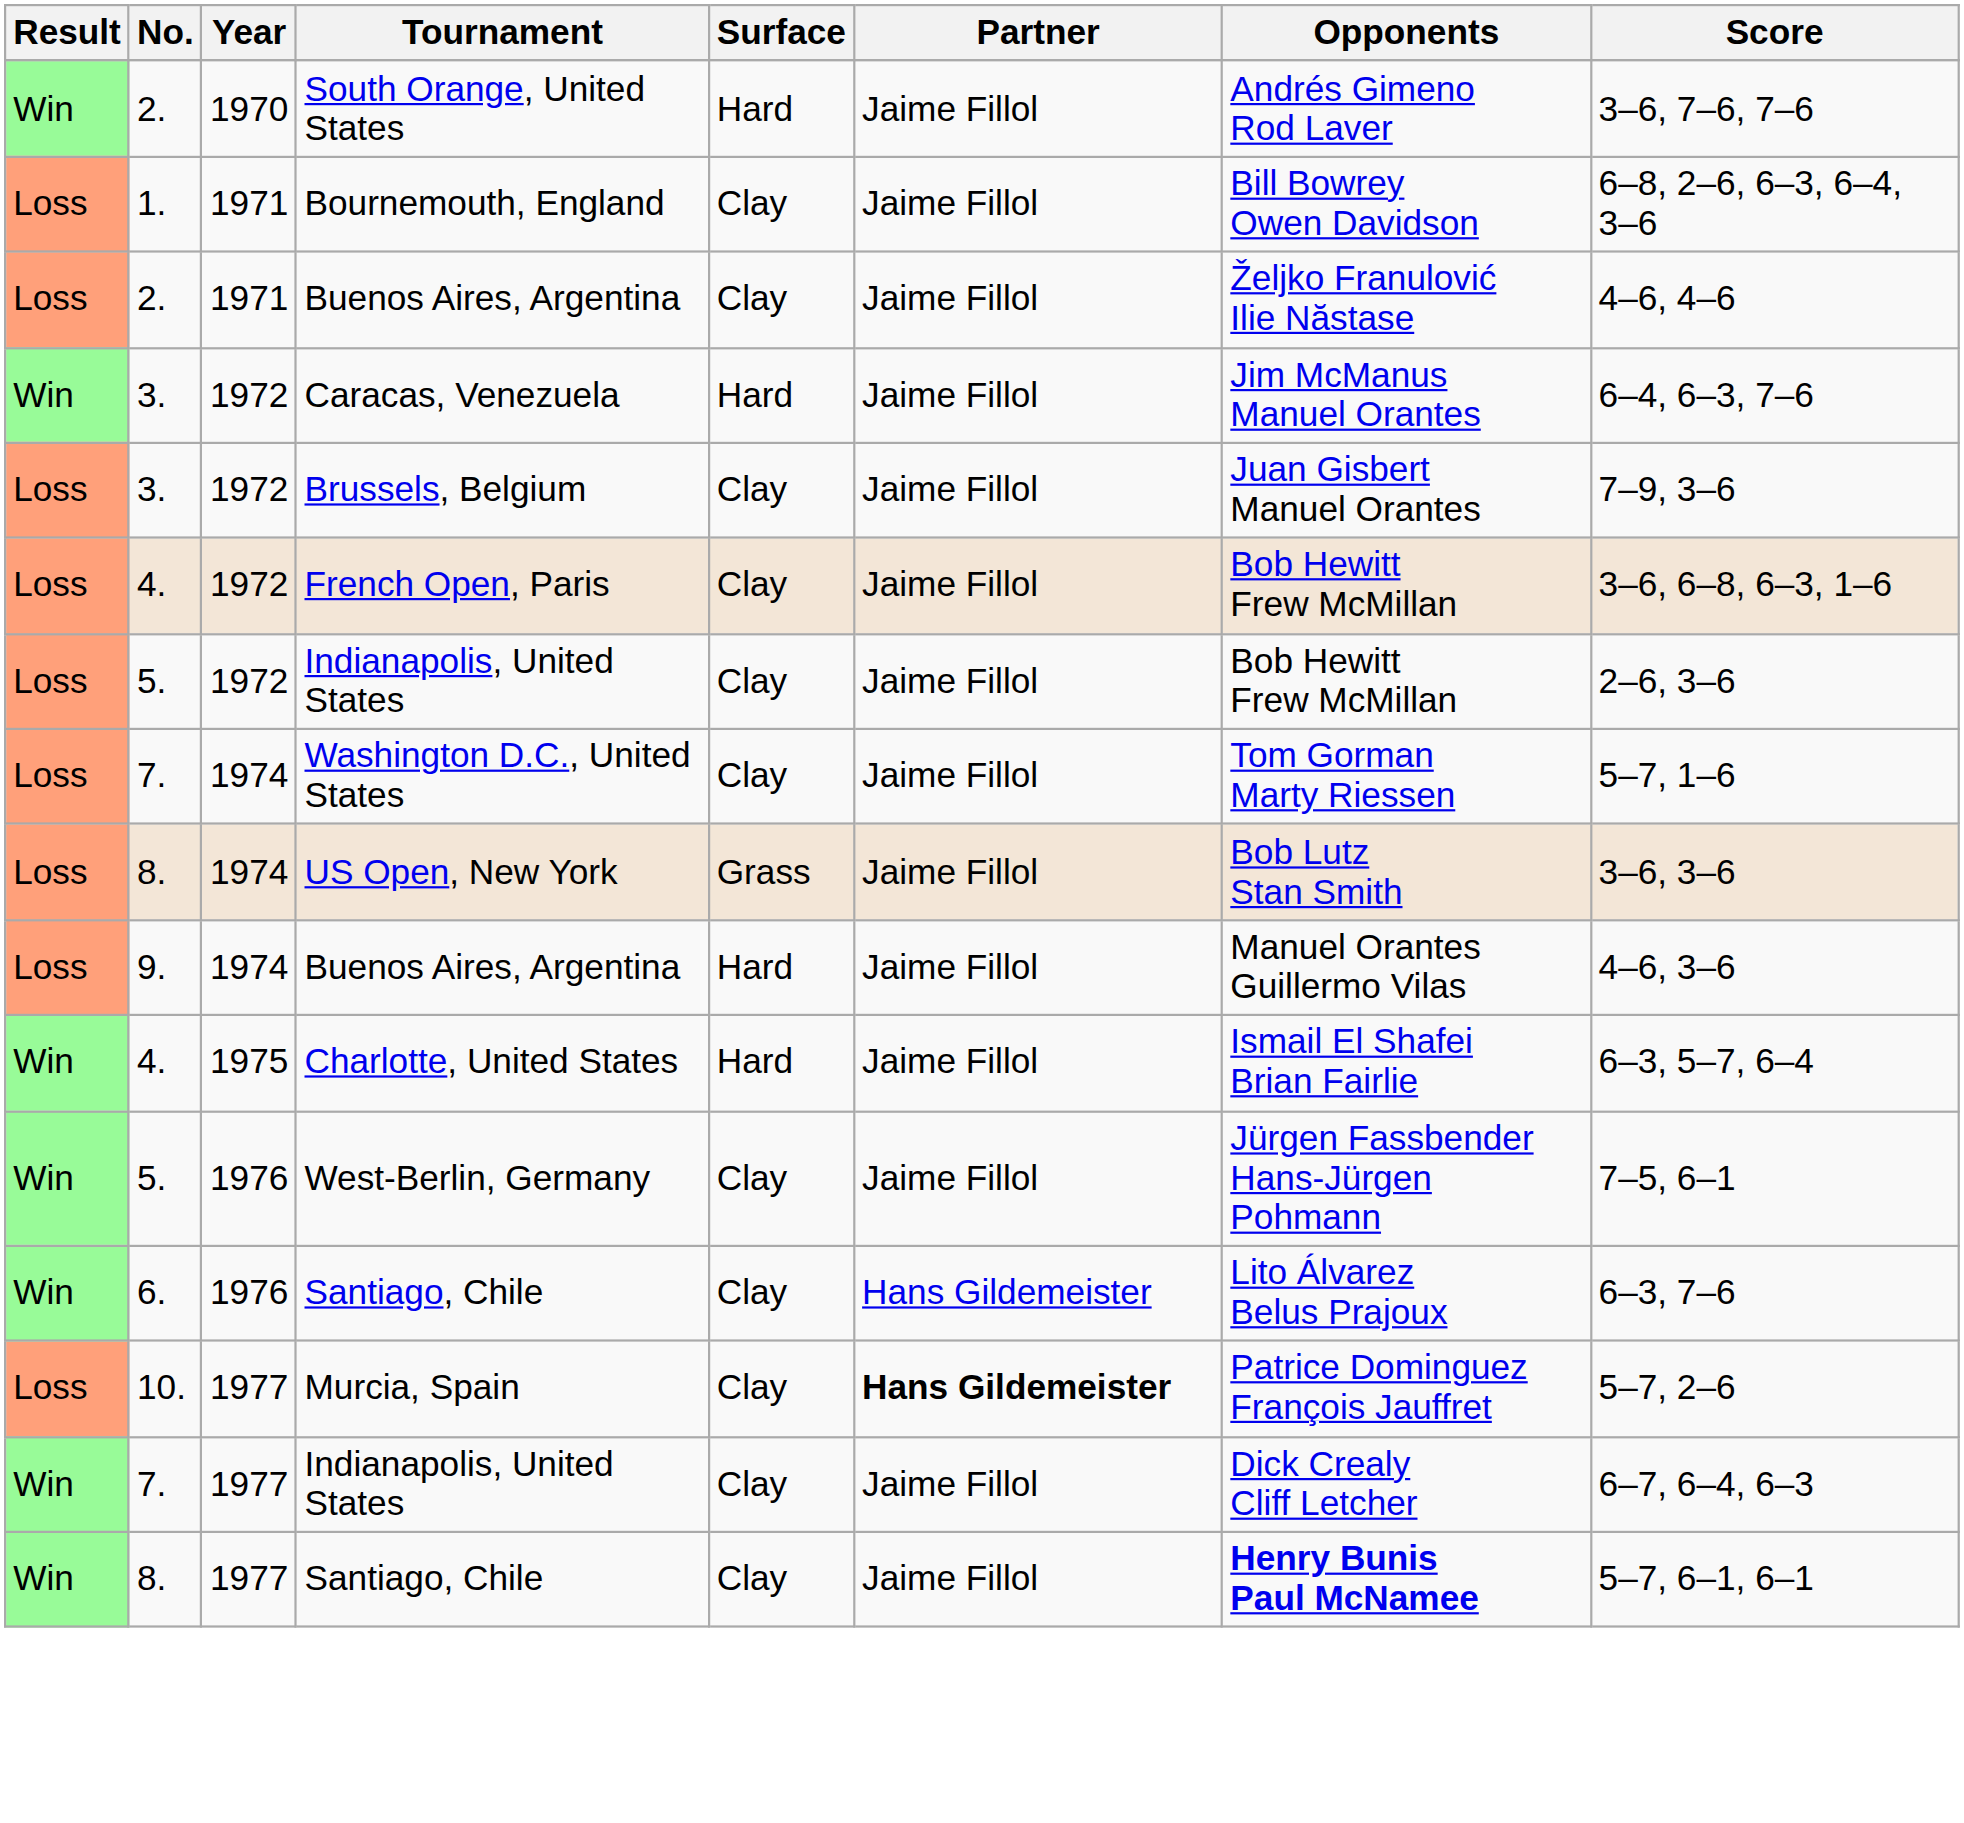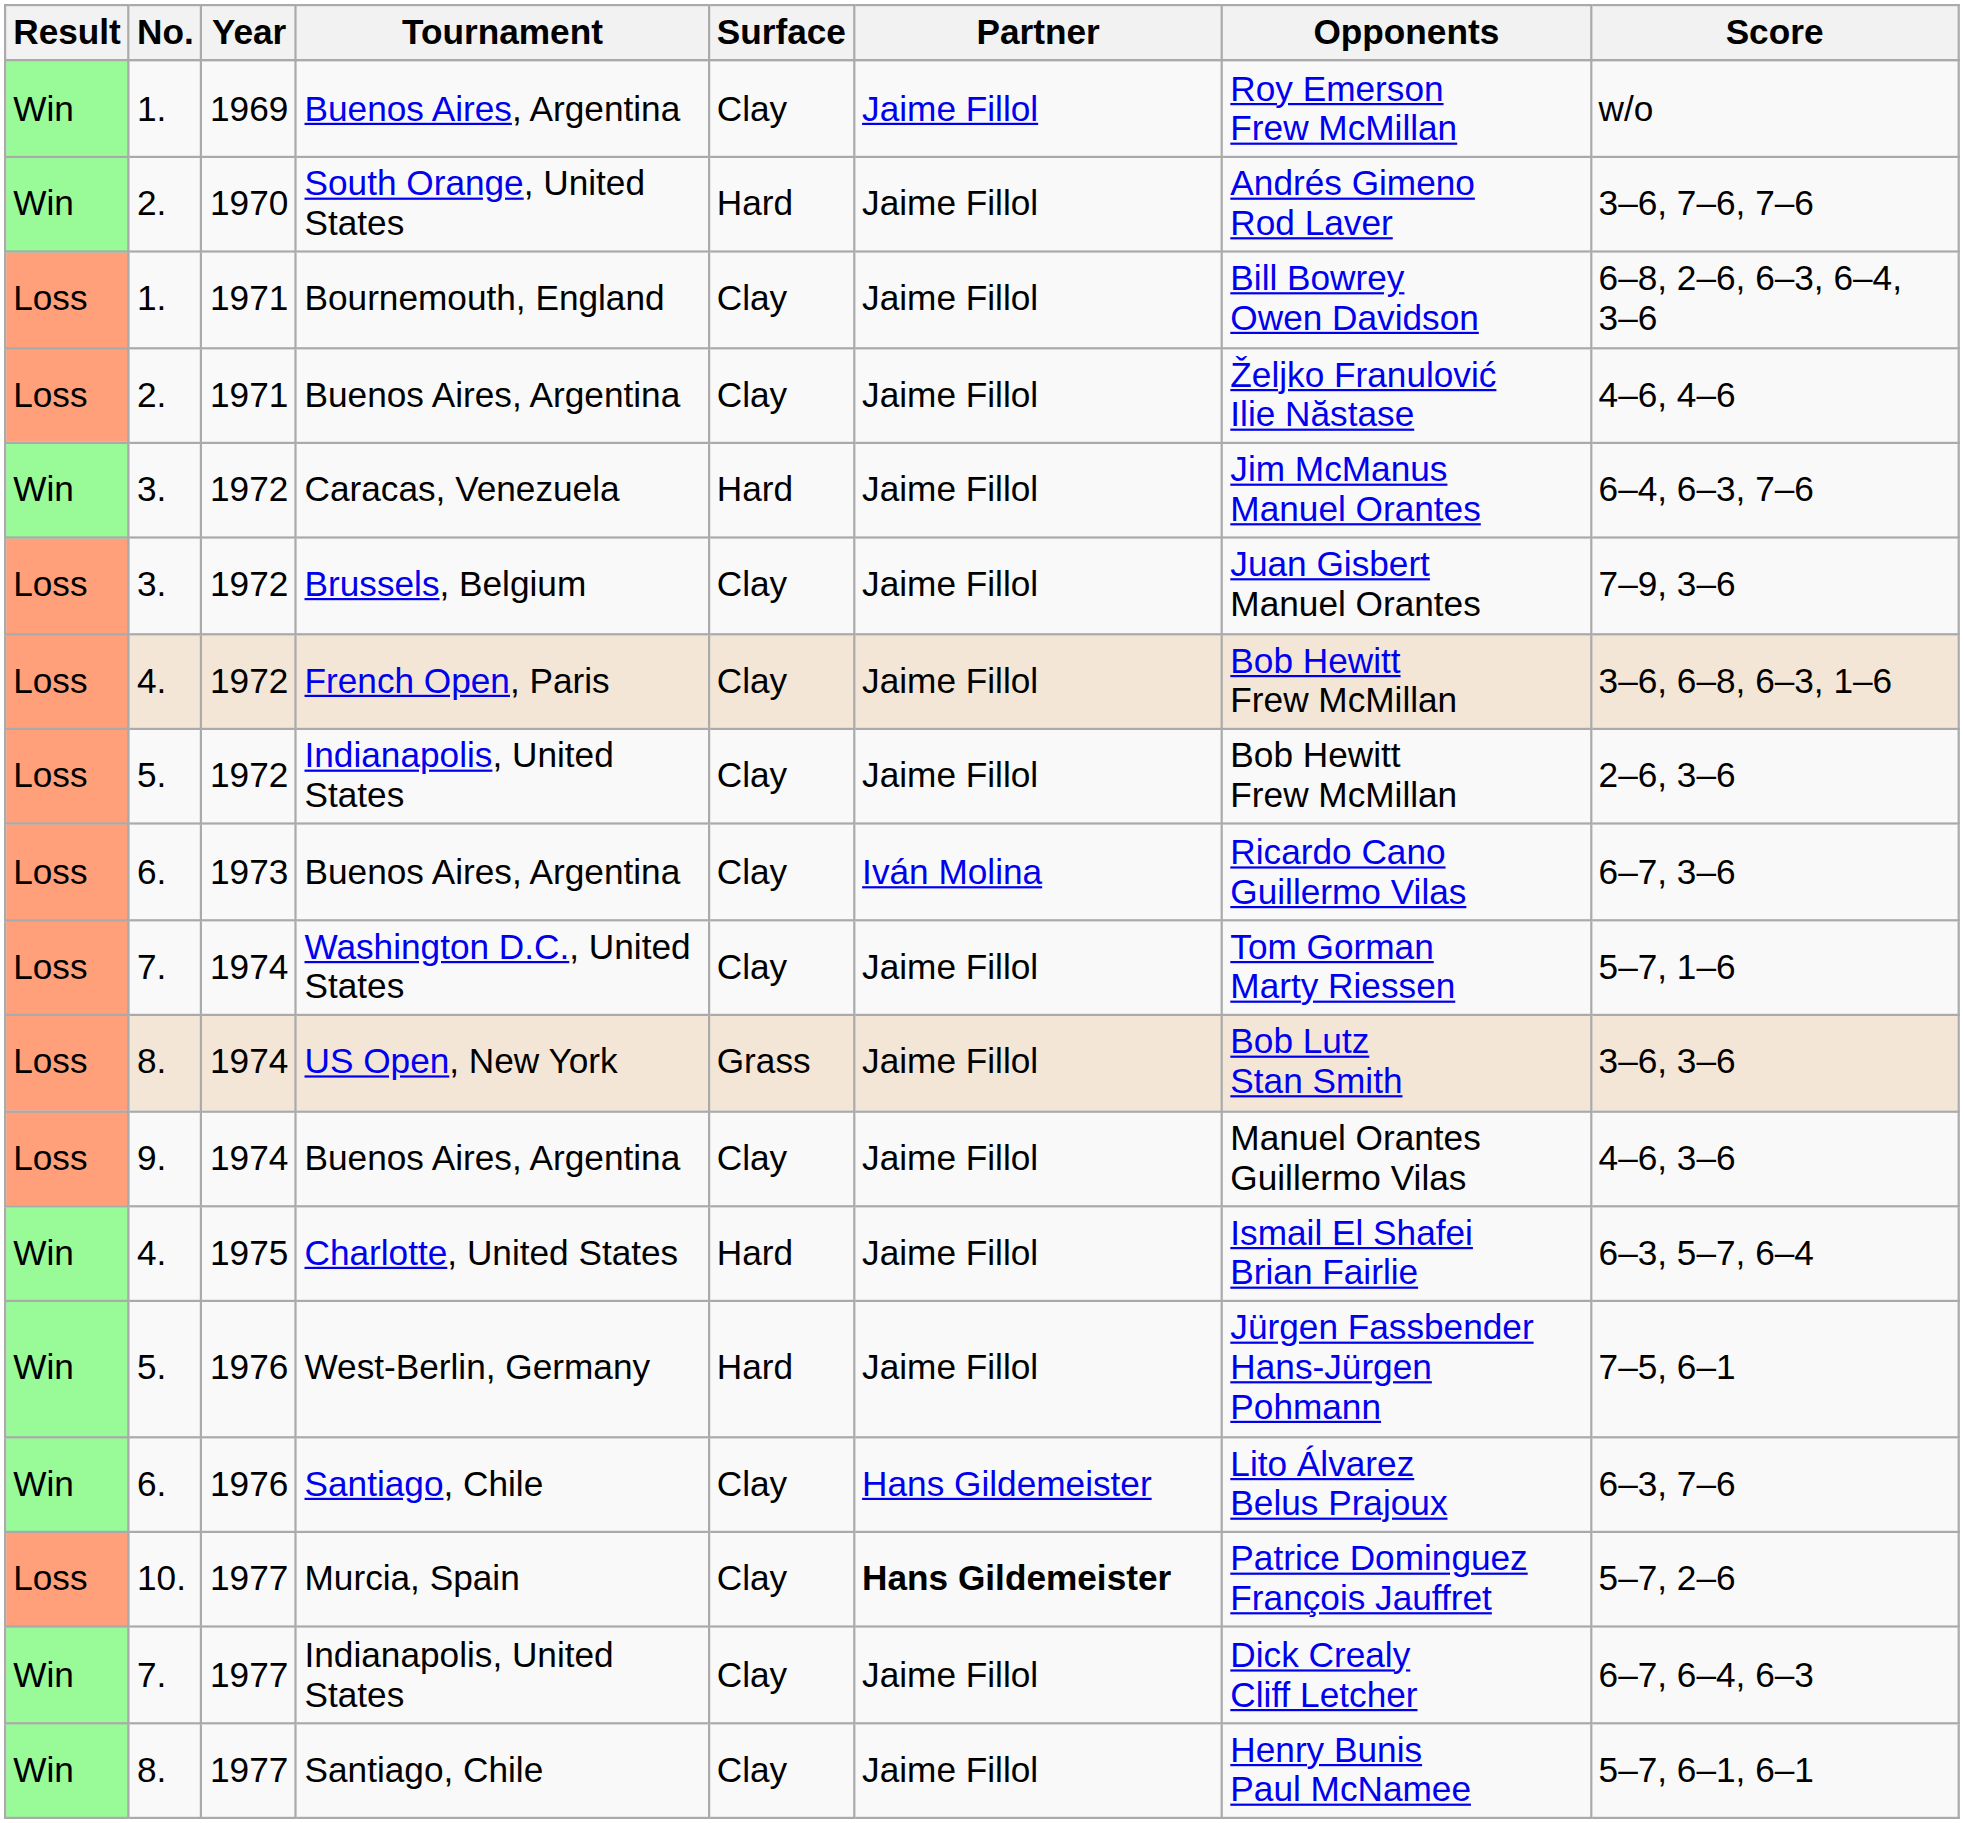+ row: (152, 108)
+ row: (152, 871)
(755, 966) Hard -> (752, 1157) Clay
(752, 1177) Clay -> (755, 1368) Hard
(1355, 1579) bold -> (1351, 1769) normal
